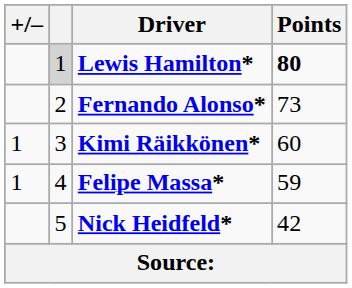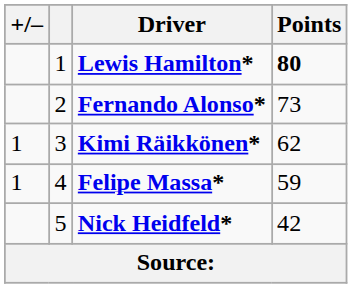(60, 63) lightgrey background -> (60, 63) no background
(289, 143) 60 -> (289, 143) 62
